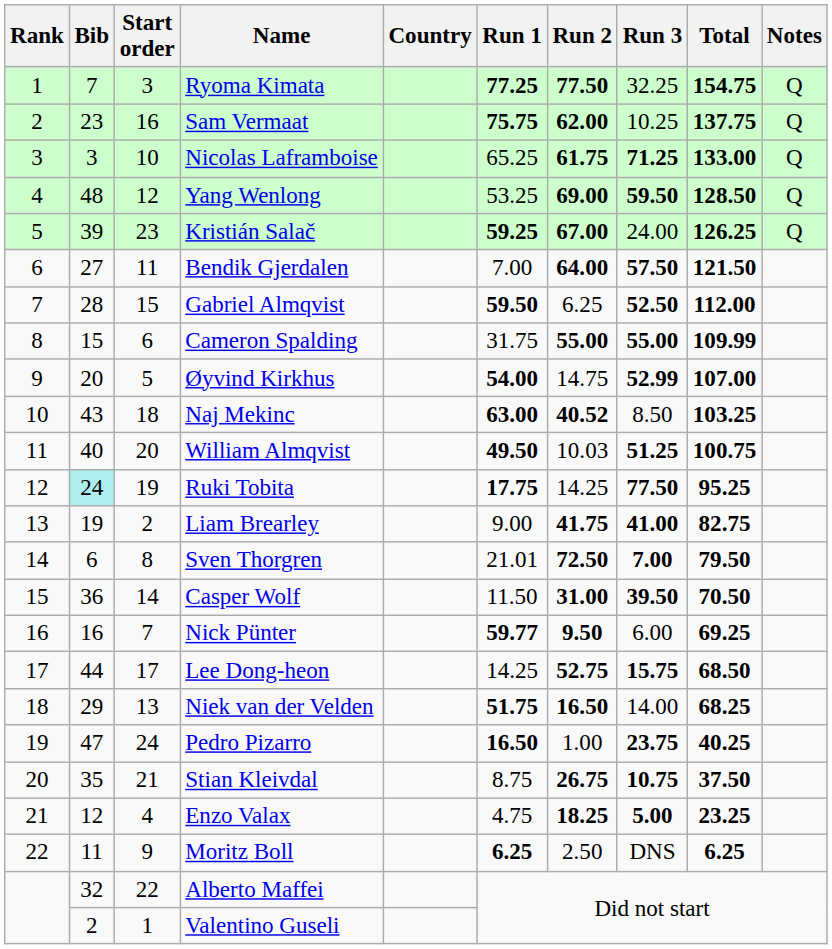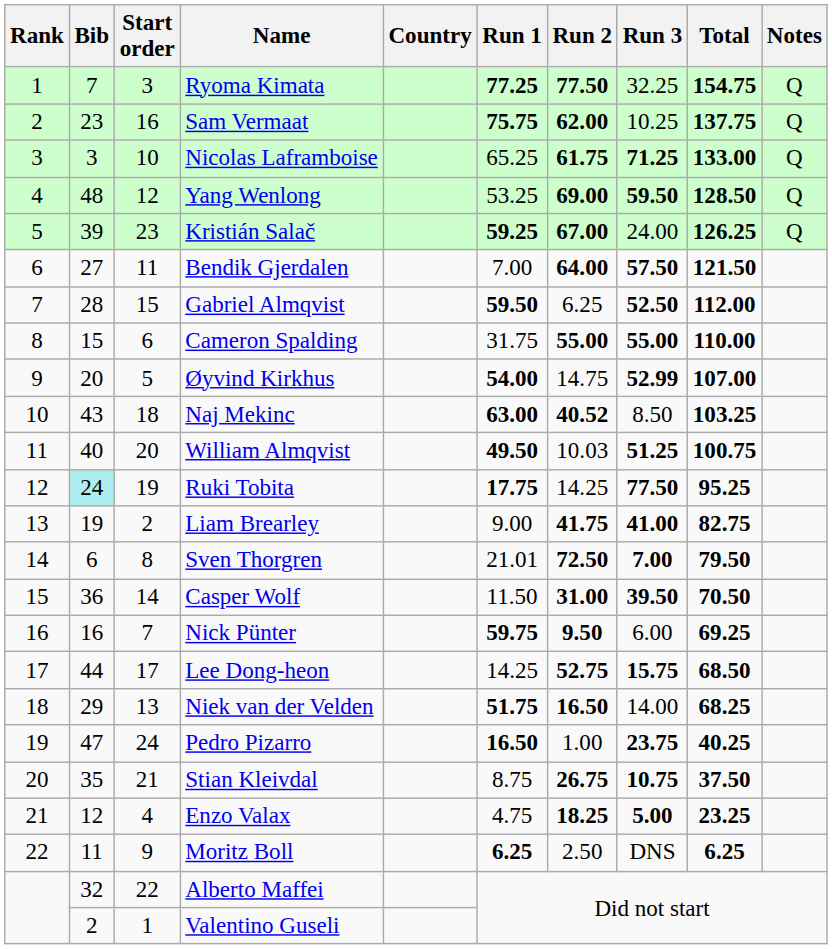(725, 341) 109.99 -> (725, 341) 110.00
(512, 633) 59.77 -> (512, 633) 59.75
